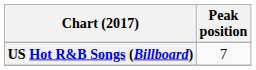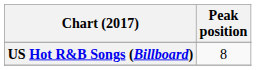(223, 53) 7 -> (223, 53) 8
